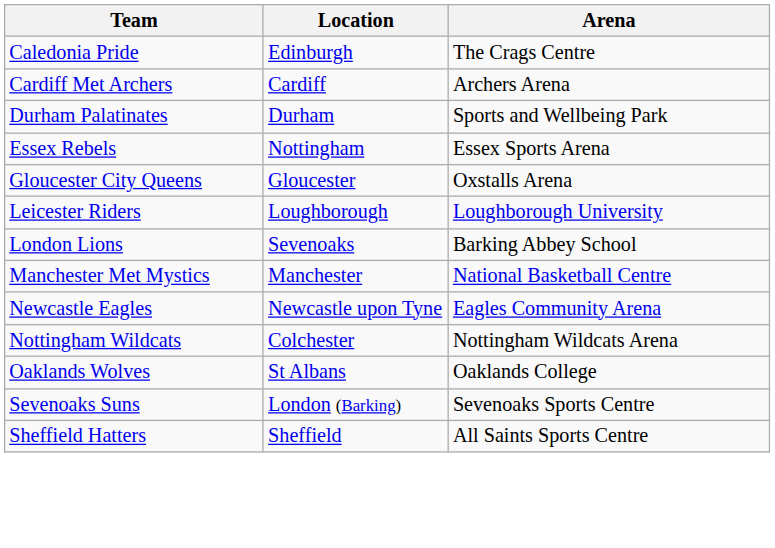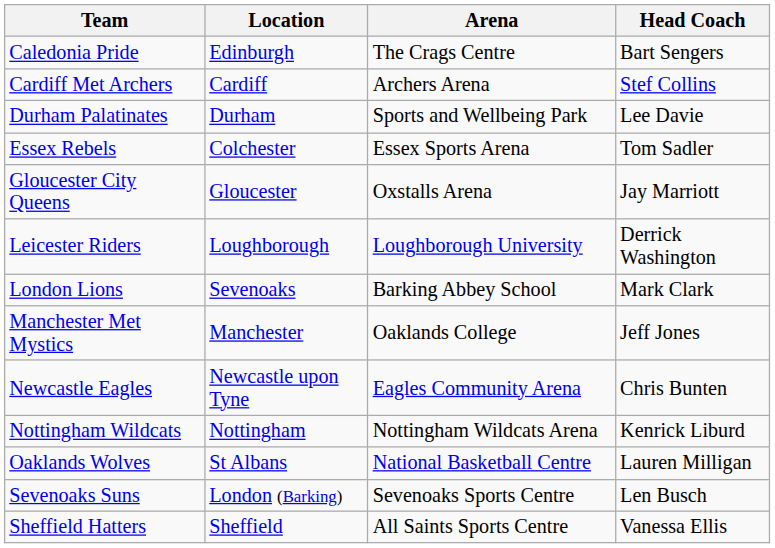+ column: (692, 20)
(316, 148) Nottingham -> (252, 148) Colchester
(562, 276) National Basketball Centre -> (445, 332) Oaklands College
(311, 340) Colchester -> (257, 430) Nottingham
(525, 372) Oaklands College -> (482, 462) National Basketball Centre
